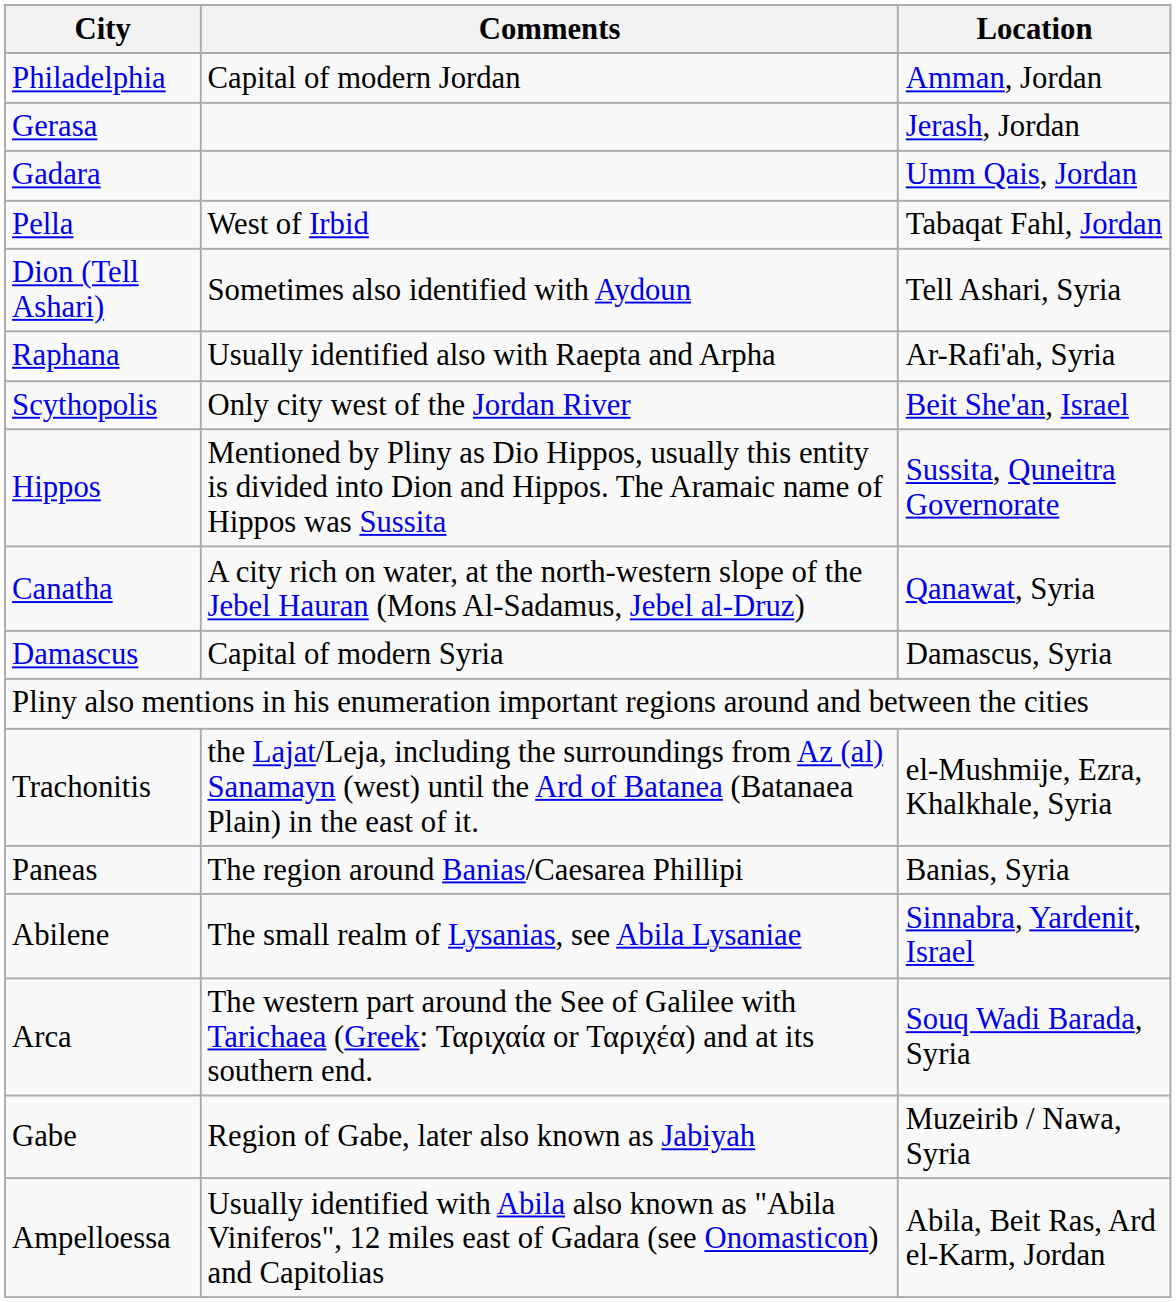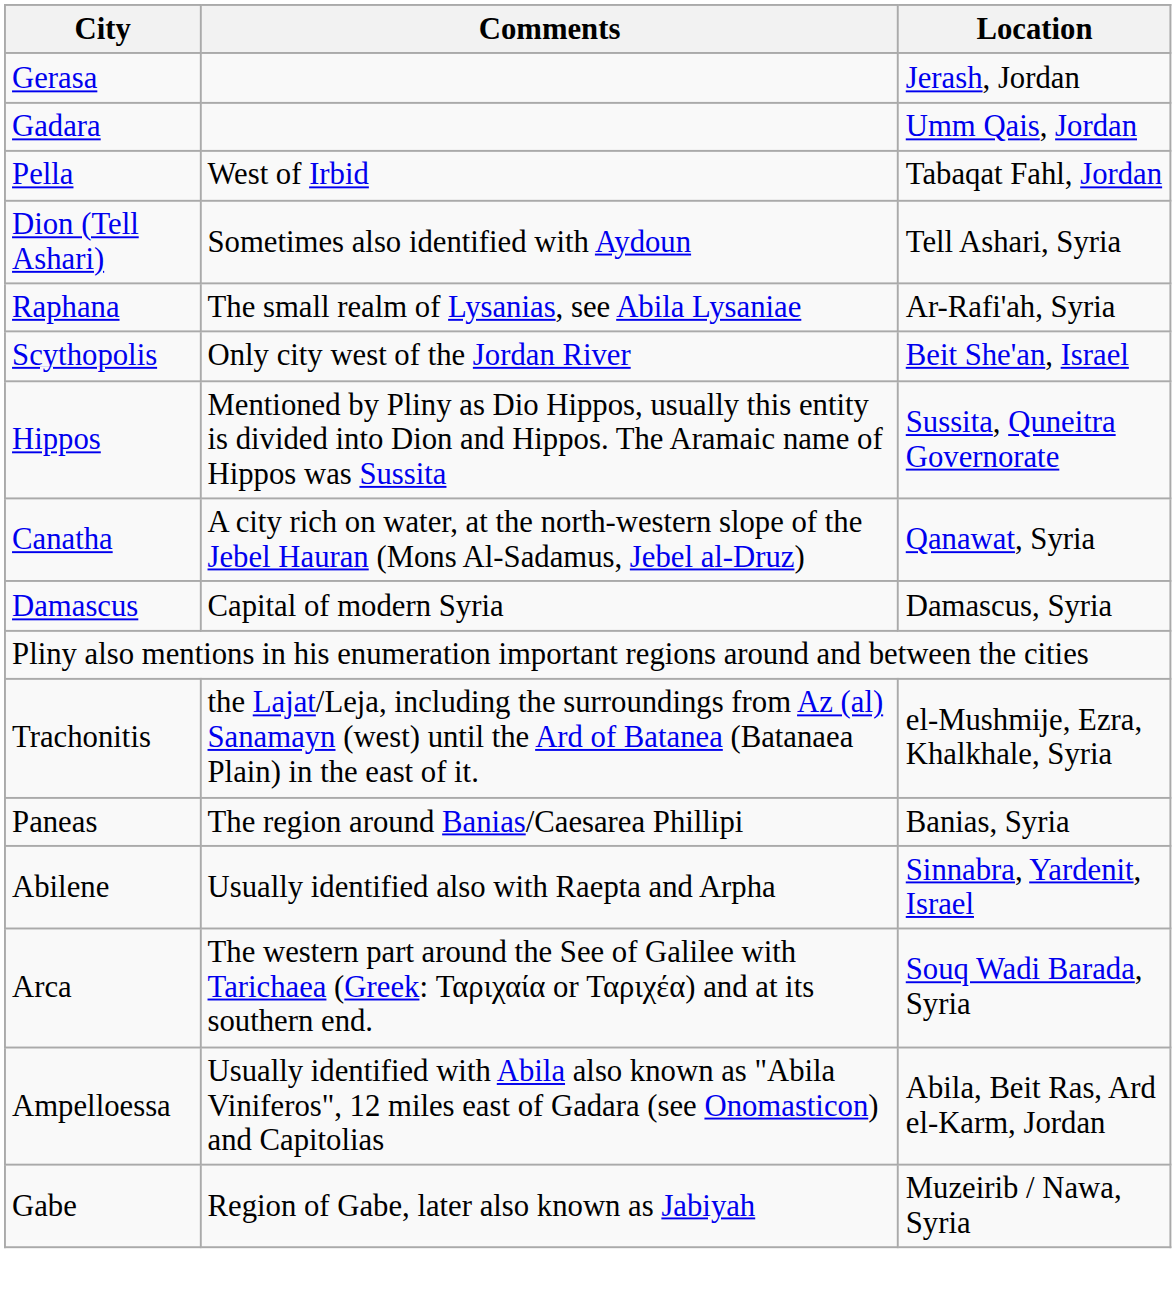- row: (89, 77)
(492, 355) Usually identified also with Raepta and Arpha -> (504, 307) The small realm of Lysanias, see Abila Lysaniae
(504, 935) The small realm of Lysanias, see Abila Lysaniae -> (492, 886) Usually identified also with Raepta and Arpha
rows swapped: (91, 1237) <-> (44, 1136)
